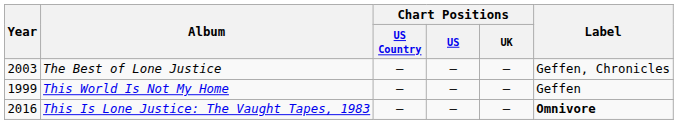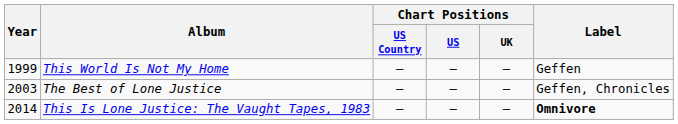rows swapped: (136, 89) <-> (132, 69)
(22, 109) 2016 -> (22, 109) 2014
